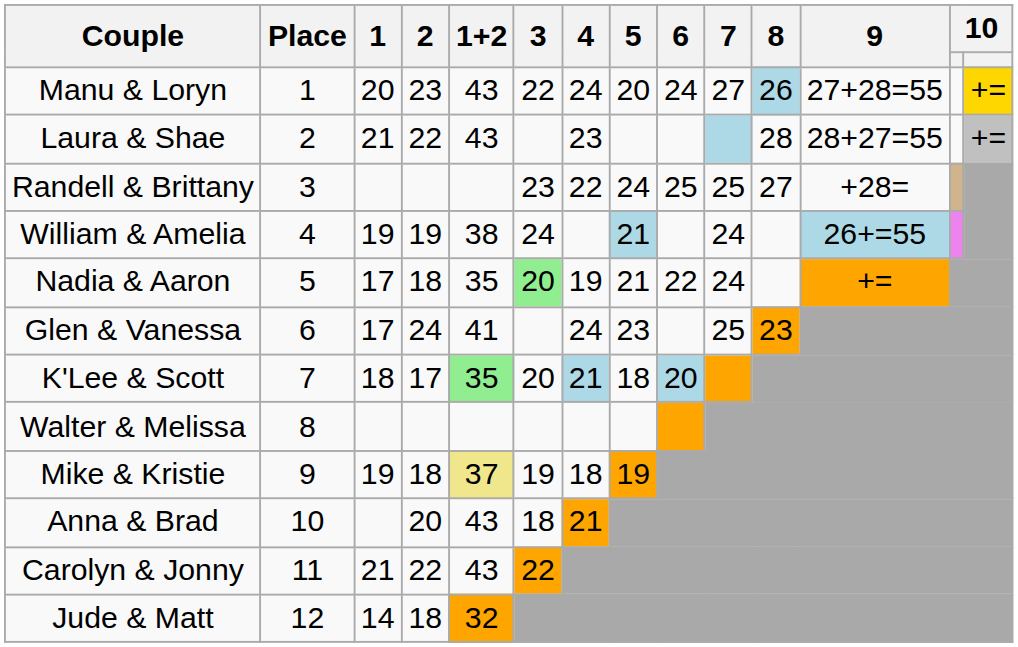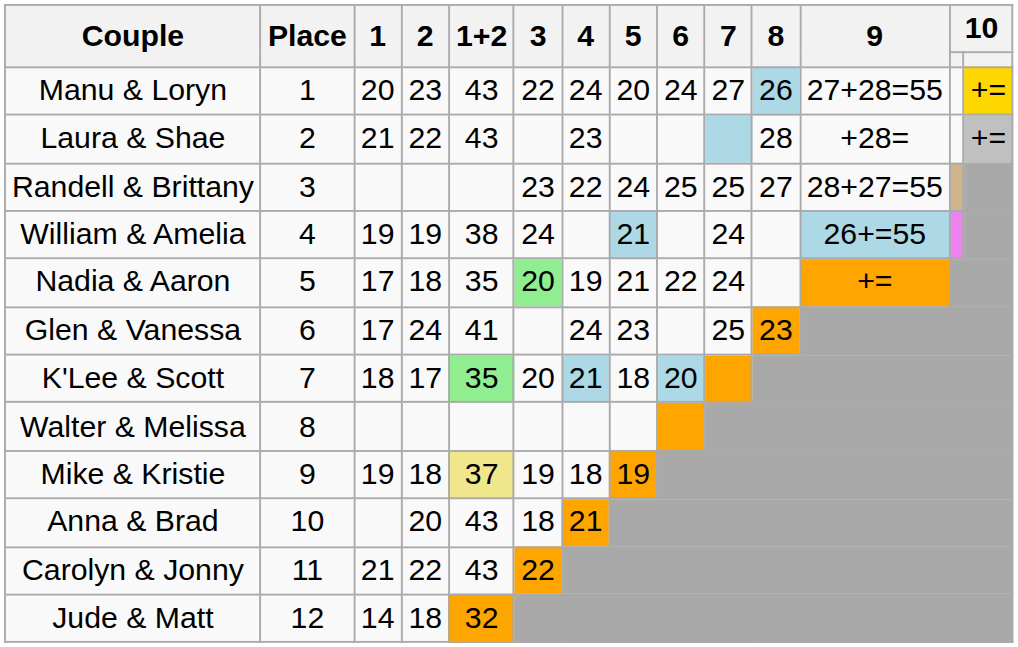(875, 138) 28+27=55 -> (875, 138) +28=
(875, 186) +28= -> (875, 186) 28+27=55
